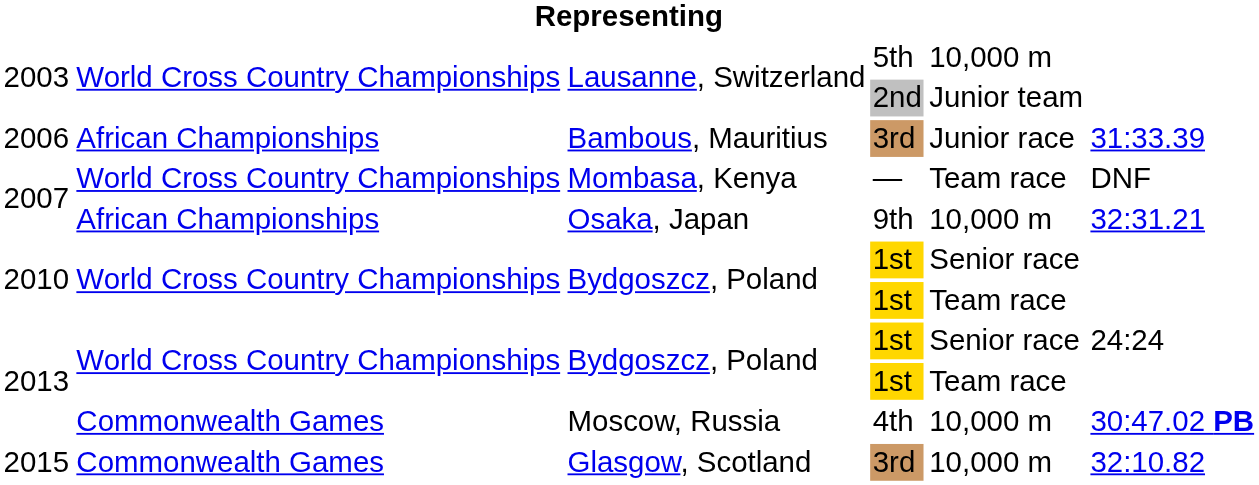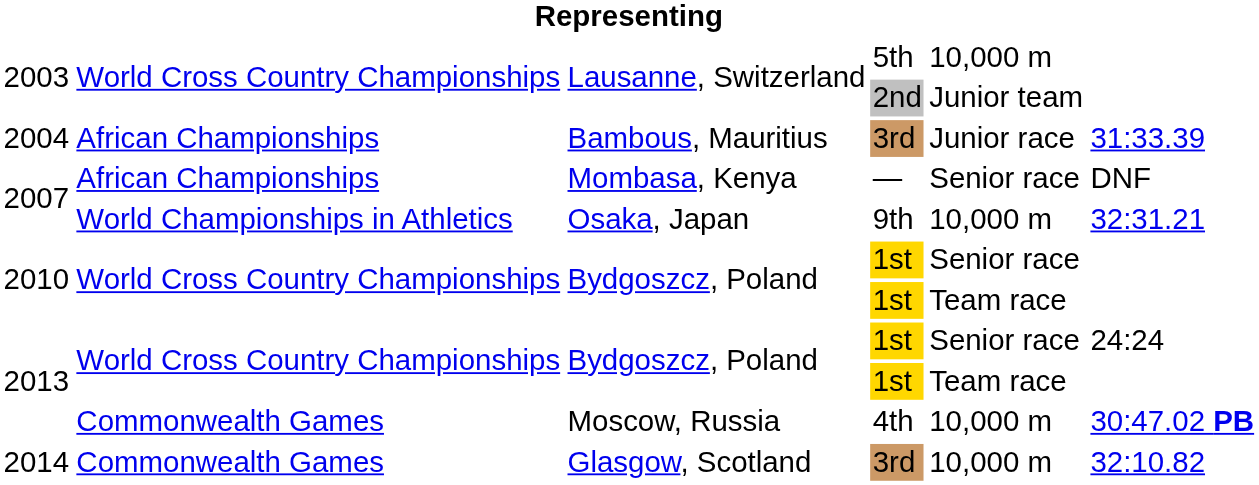(36, 138) 2006 -> (36, 138) 2004
(318, 178) World Cross Country Championships -> (228, 178) African Championships
(998, 178) Team race -> (1005, 178) Senior race
(228, 219) African Championships -> (295, 219) World Championships in Athletics
(36, 461) 2015 -> (36, 461) 2014
